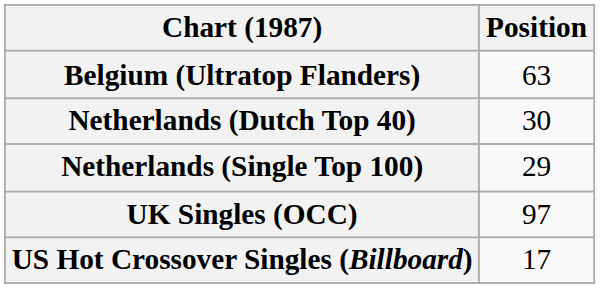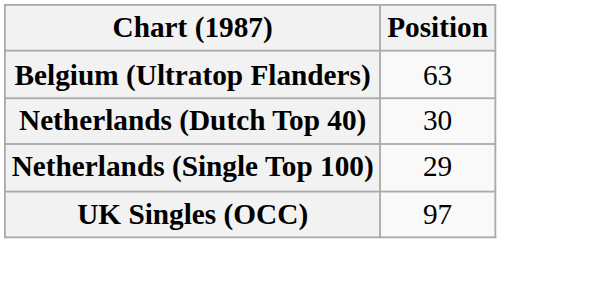- row: (242, 259)
